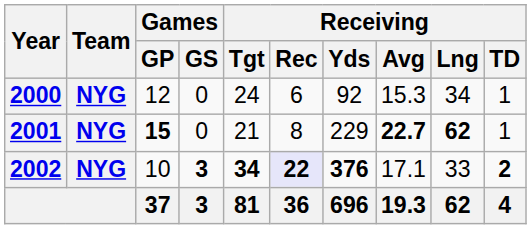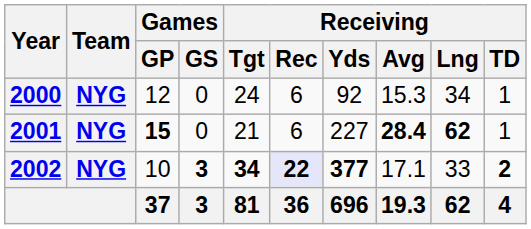(296, 132) 8 -> (296, 132) 6
(349, 132) 229 -> (349, 132) 227
(403, 132) 22.7 -> (403, 132) 28.4
(349, 168) 376 -> (349, 168) 377
